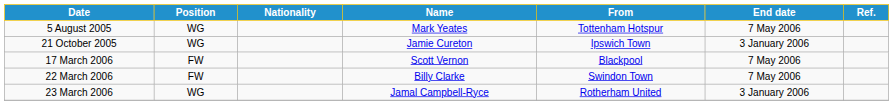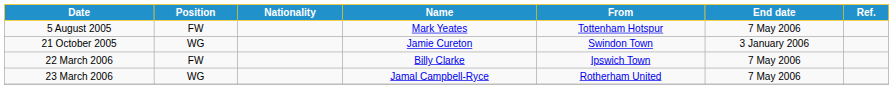(196, 29) WG -> (196, 29) FW
(621, 45) Ipswich Town -> (621, 45) Swindon Town
- row: (79, 60)
(621, 76) Swindon Town -> (621, 60) Ipswich Town
(774, 92) 3 January 2006 -> (774, 76) 7 May 2006
